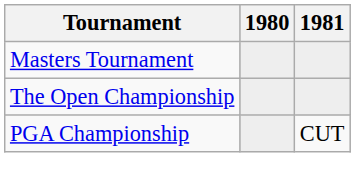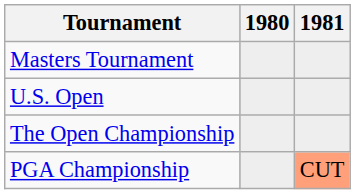+ row: (57, 96)
(322, 133) no background -> (322, 170) lightsalmon background
